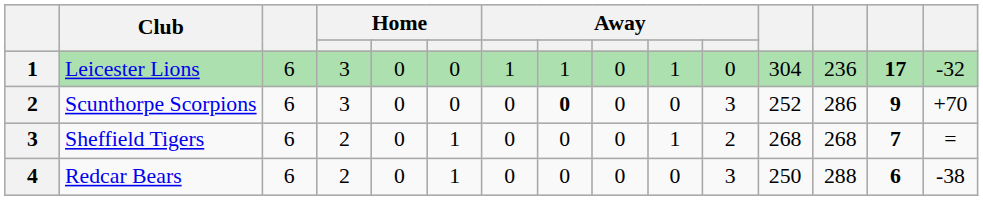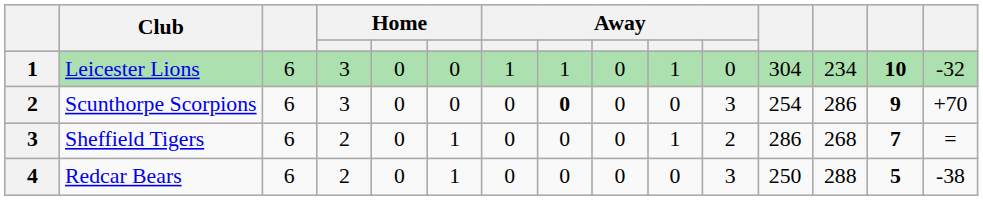(840, 68) 236 -> (840, 68) 234
(895, 68) 17 -> (895, 68) 10
(785, 104) 252 -> (785, 104) 254
(785, 140) 268 -> (785, 140) 286
(895, 175) 6 -> (895, 175) 5
